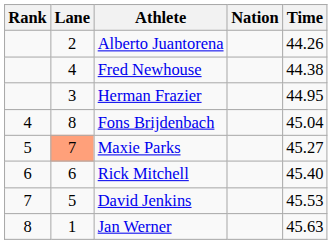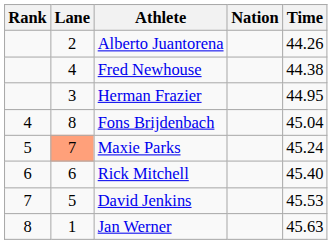(305, 148) 45.27 -> (305, 148) 45.24
